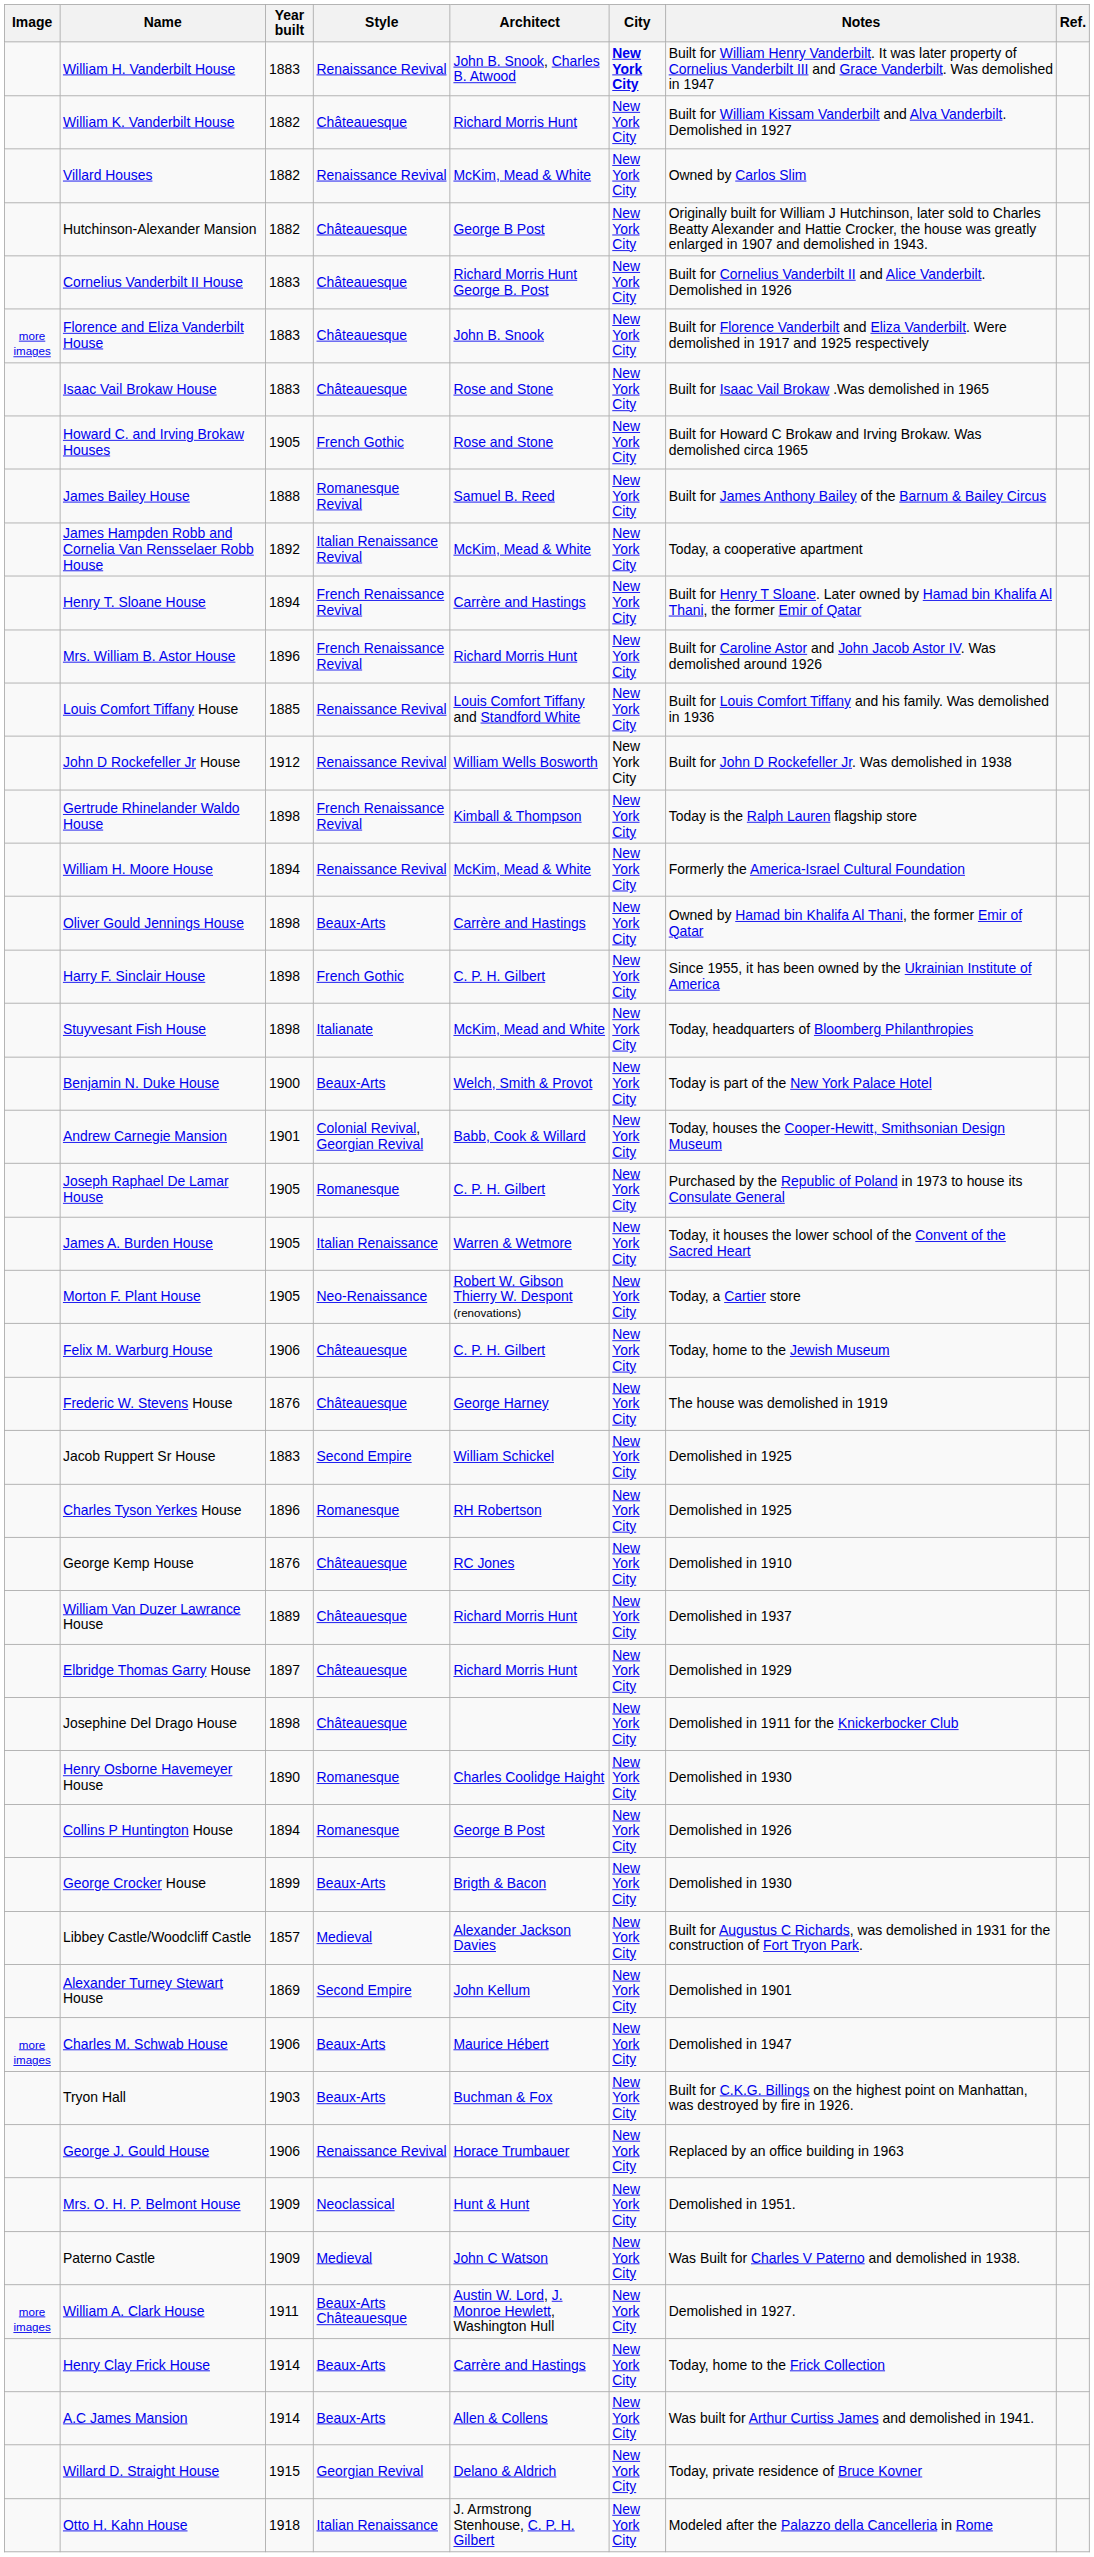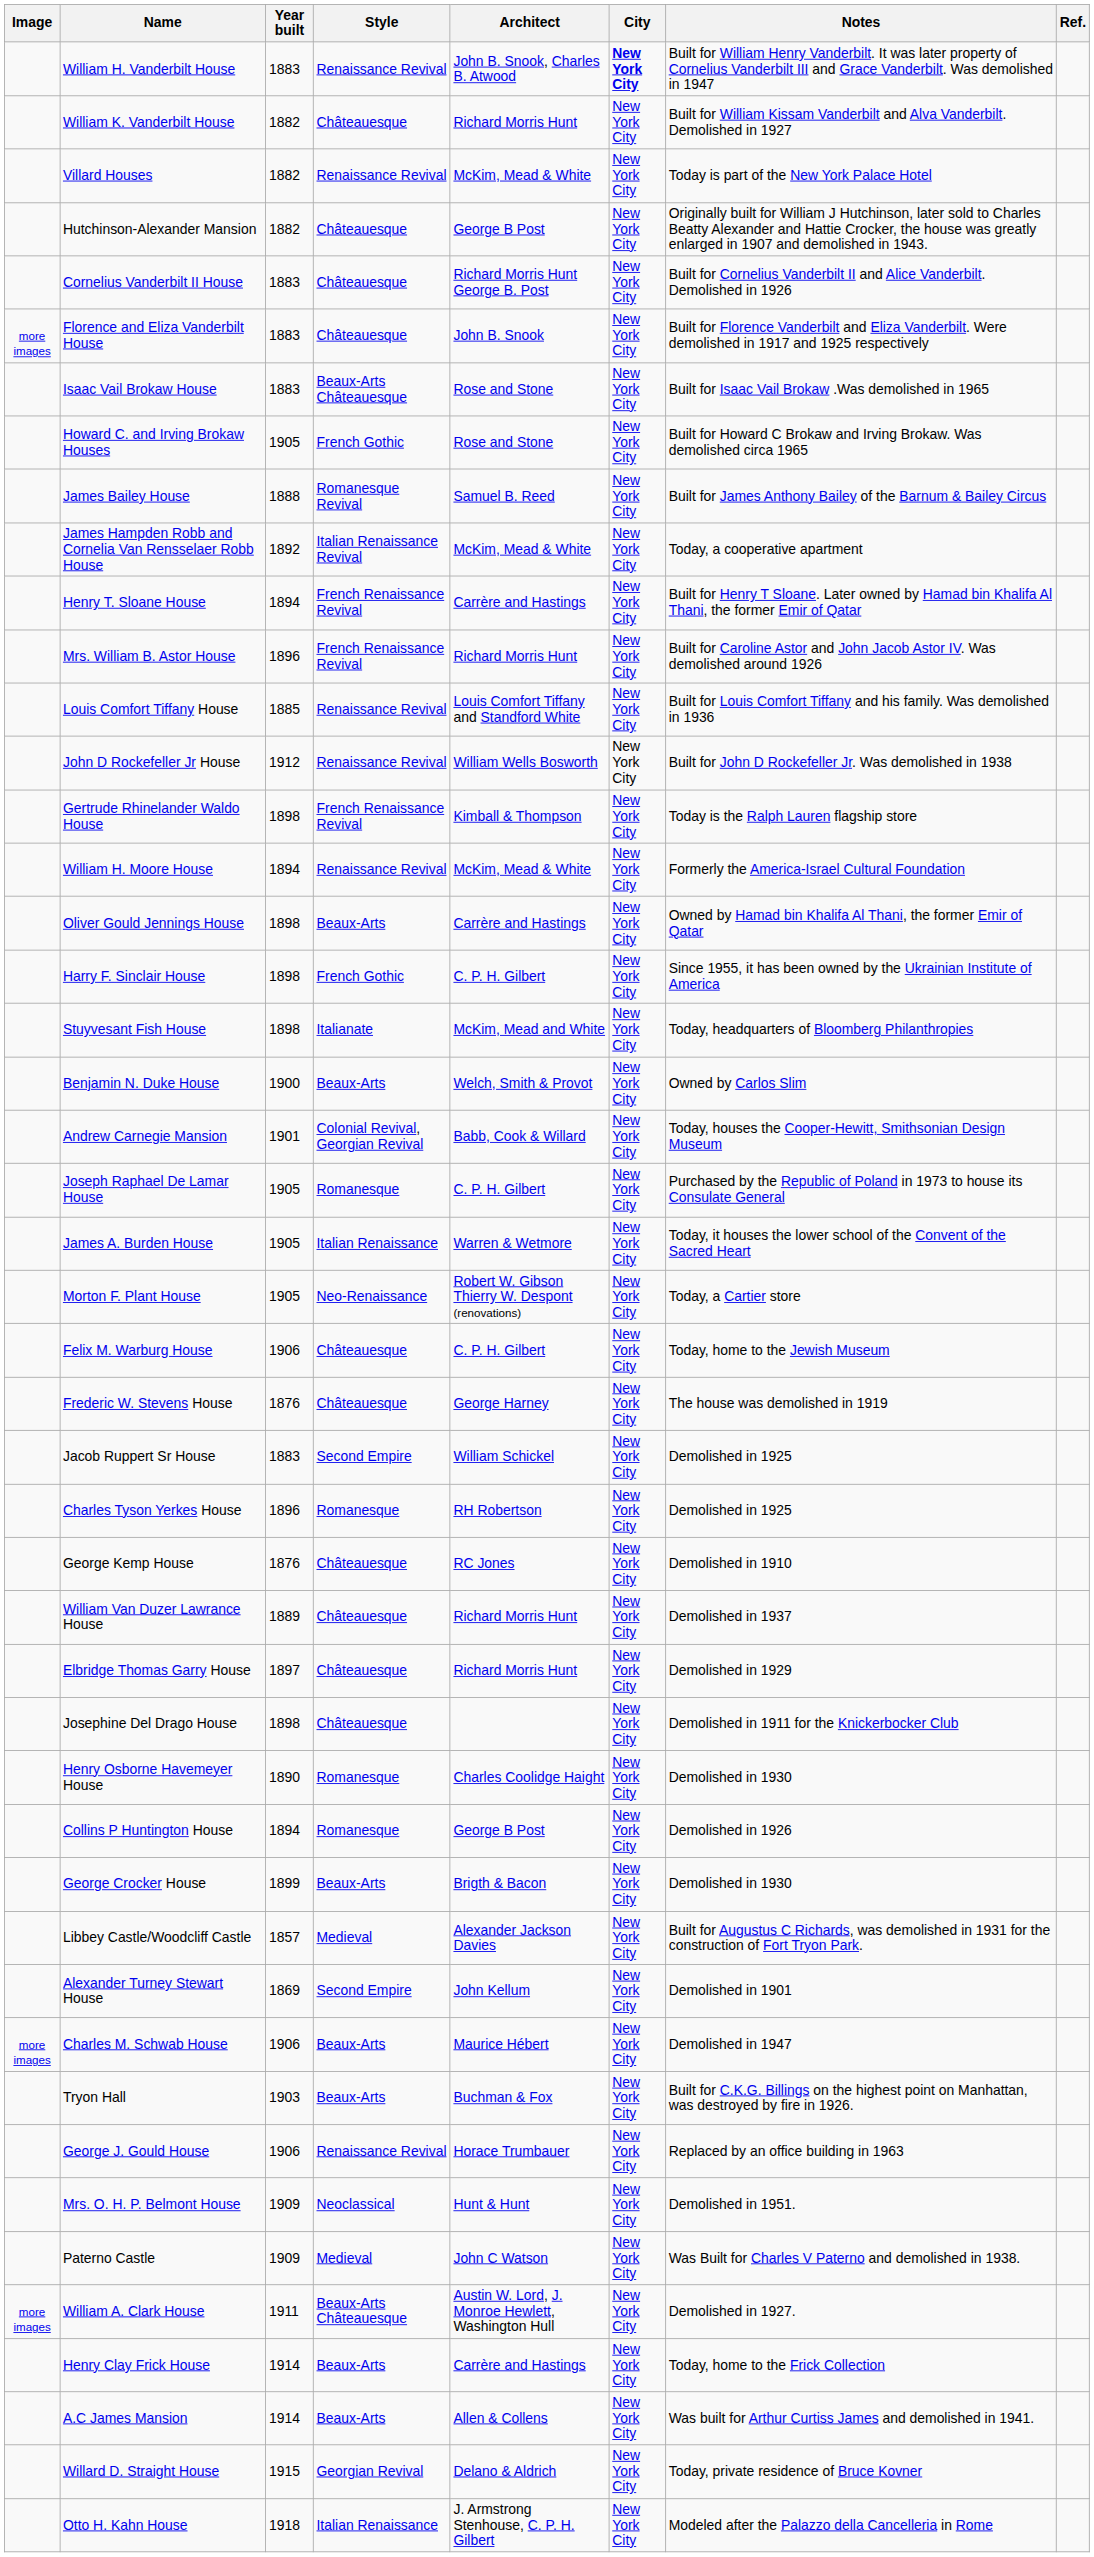(738, 175) Owned by Carlos Slim -> (800, 175) Today is part of the New York Palace Hotel
(362, 389) Châteauesque -> (362, 389) Beaux-Arts Châteauesque
(800, 1083) Today is part of the New York Palace Hotel -> (738, 1083) Owned by Carlos Slim
